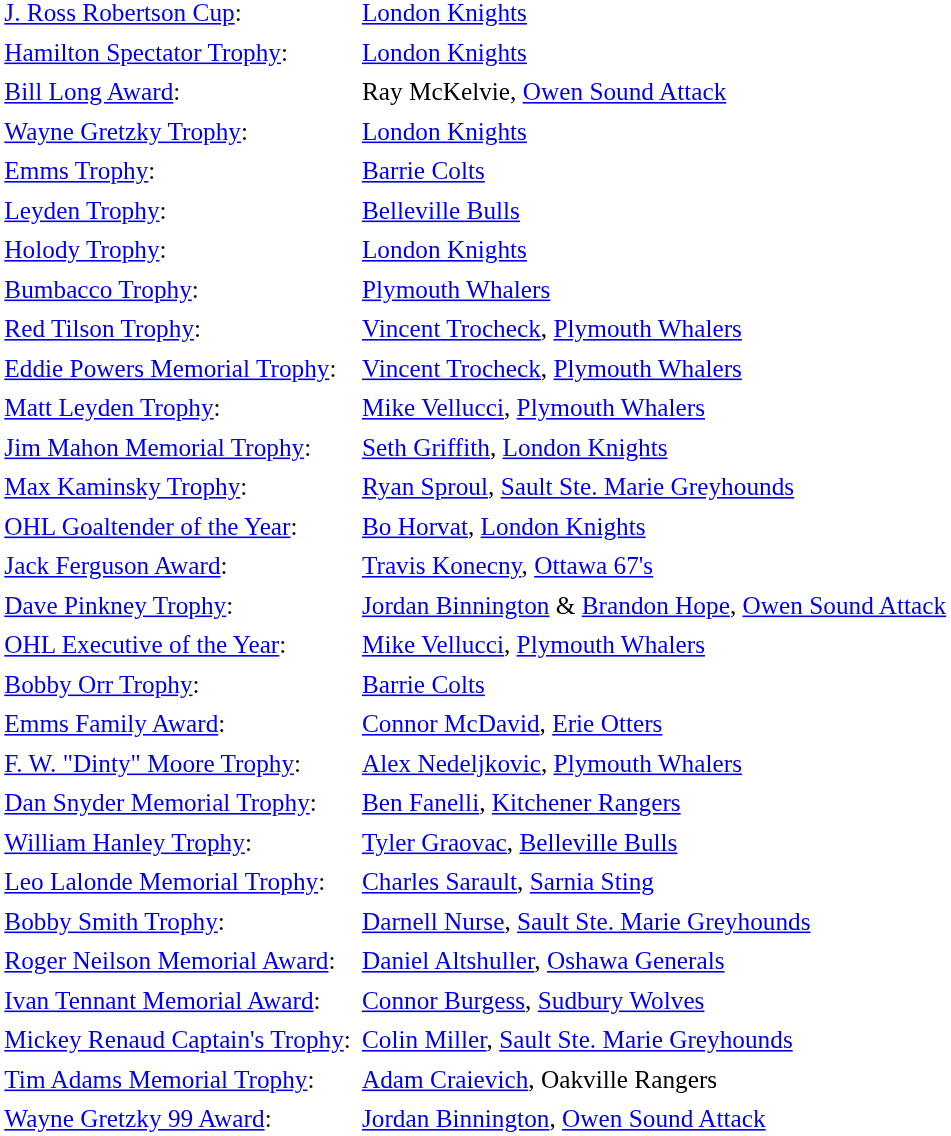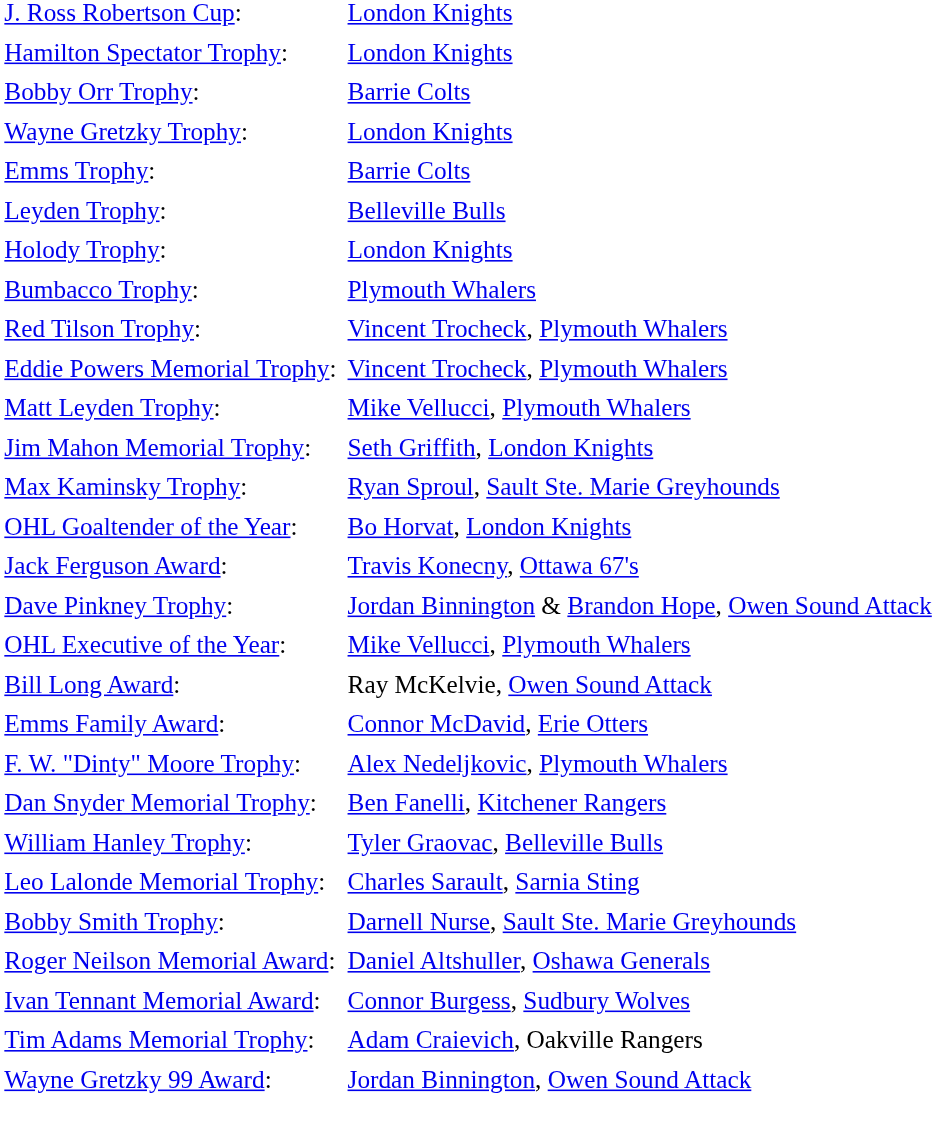rows swapped: (102, 684) <-> (92, 92)
- row: (178, 1040)
